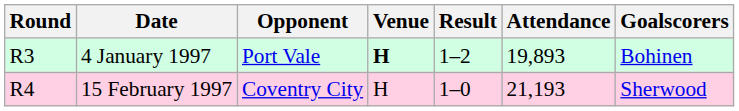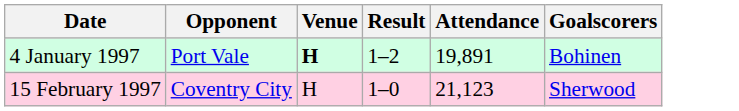- column: (40, 21)
(536, 55) 19,893 -> (464, 55) 19,891
(536, 88) 21,193 -> (464, 88) 21,123
